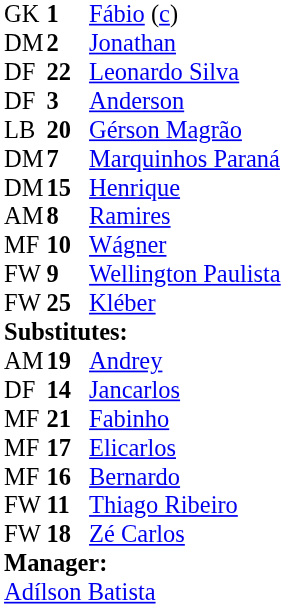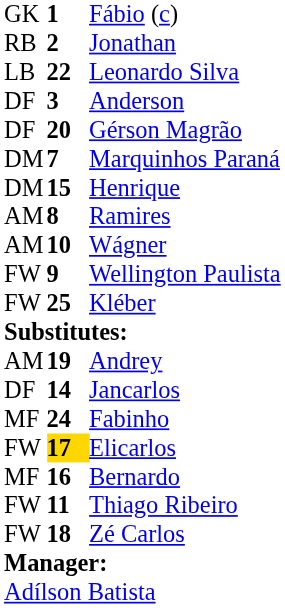(24, 43) DM -> (20, 43) RB
(20, 71) DF -> (20, 71) LB
(20, 129) LB -> (20, 129) DF
(22, 245) MF -> (24, 245) AM
(59, 418) 21 -> (59, 418) 24
(22, 447) MF -> (22, 447) FW
(59, 447) no background -> (59, 447) gold background
